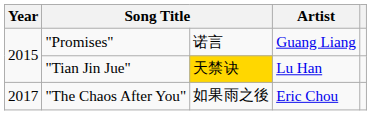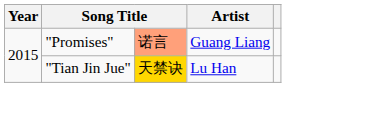(208, 41) no background -> (153, 41) lightsalmon background
- row: (116, 95)
